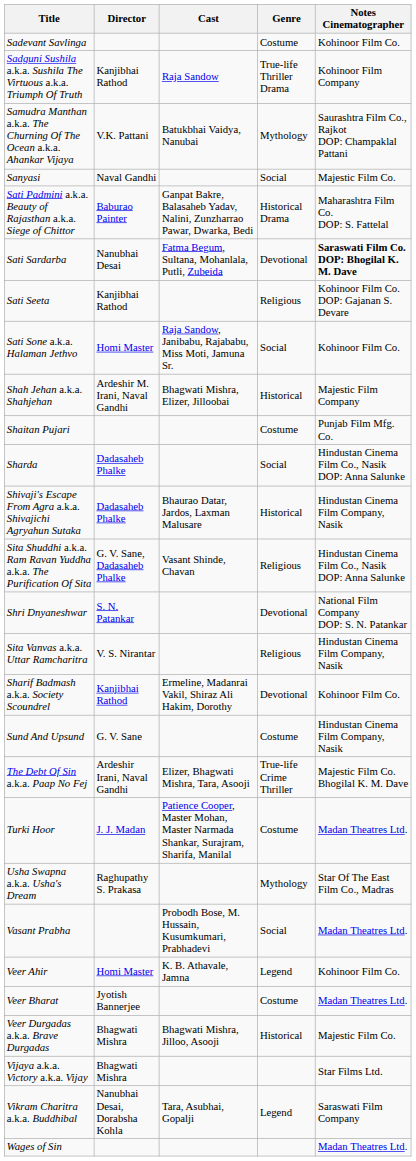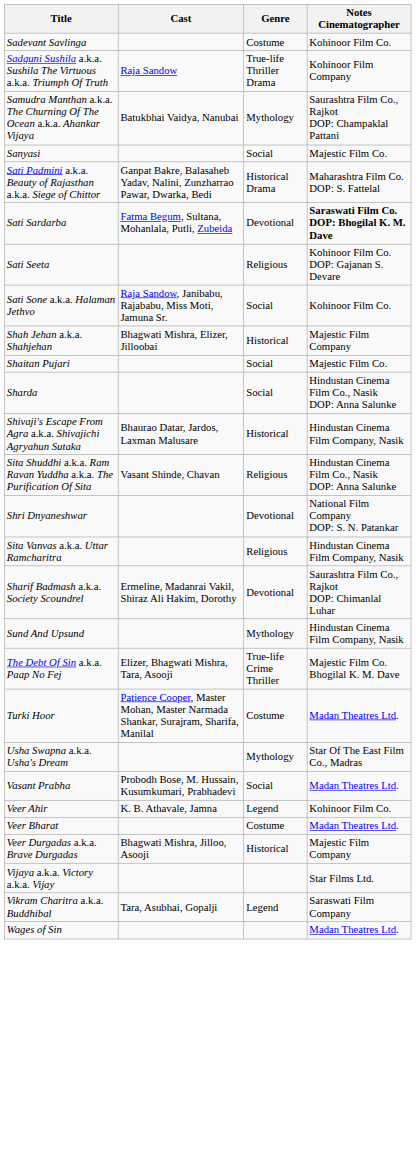- column: (127, 19)
(279, 430) Costume -> (260, 363) Social
(356, 430) Punjab Film Mfg. Co. -> (348, 363) Majestic Film Co.
(359, 695) Kohinoor Film Co. -> (354, 592) Saurashtra Film Co., Rajkot DOP: Chimanlal Luhar
(279, 736) Costume -> (270, 633) Mythology
(357, 1036) Majestic Film Co. -> (339, 849) Majestic Film Company
